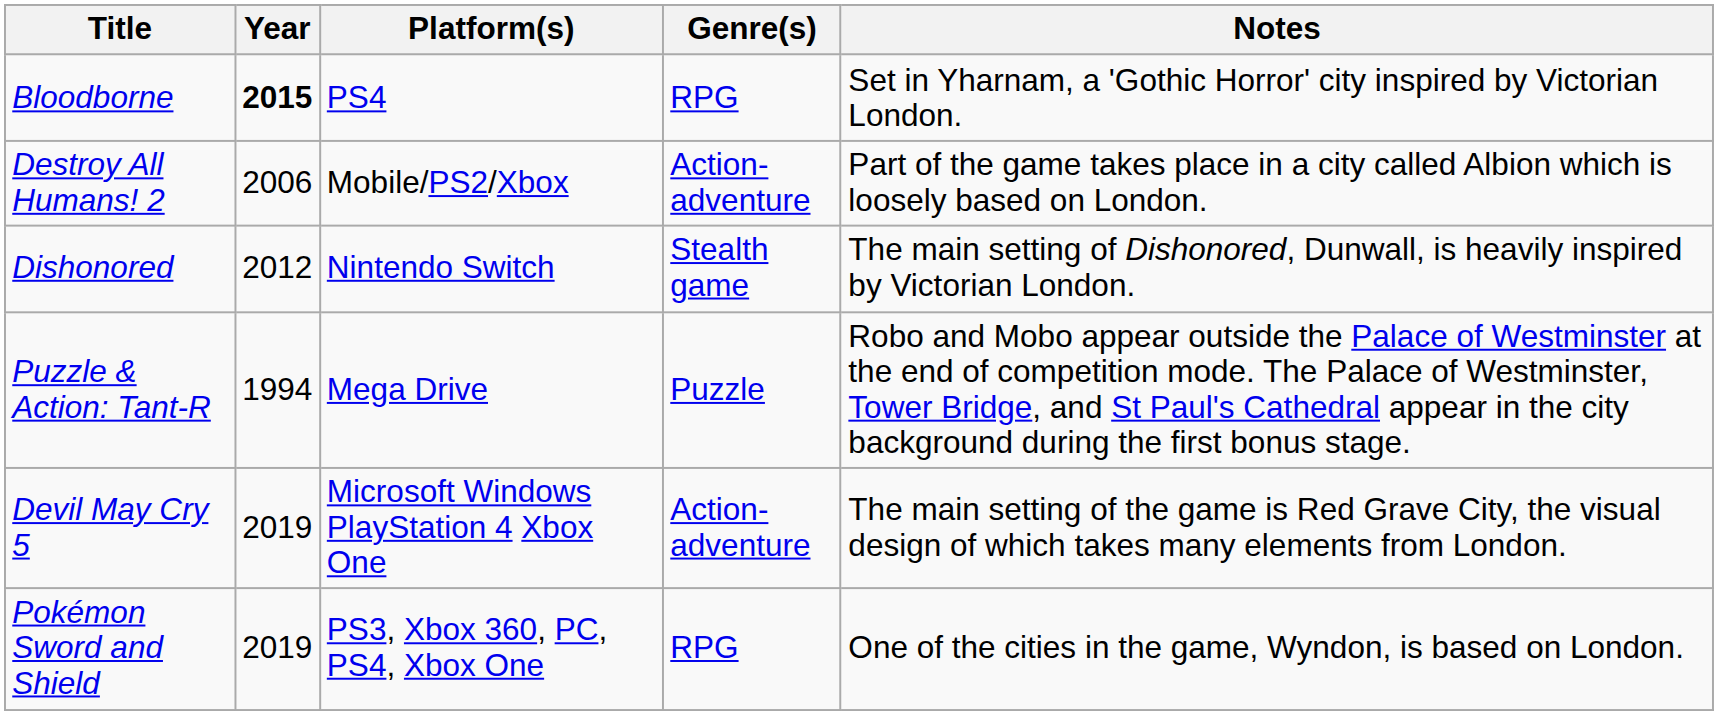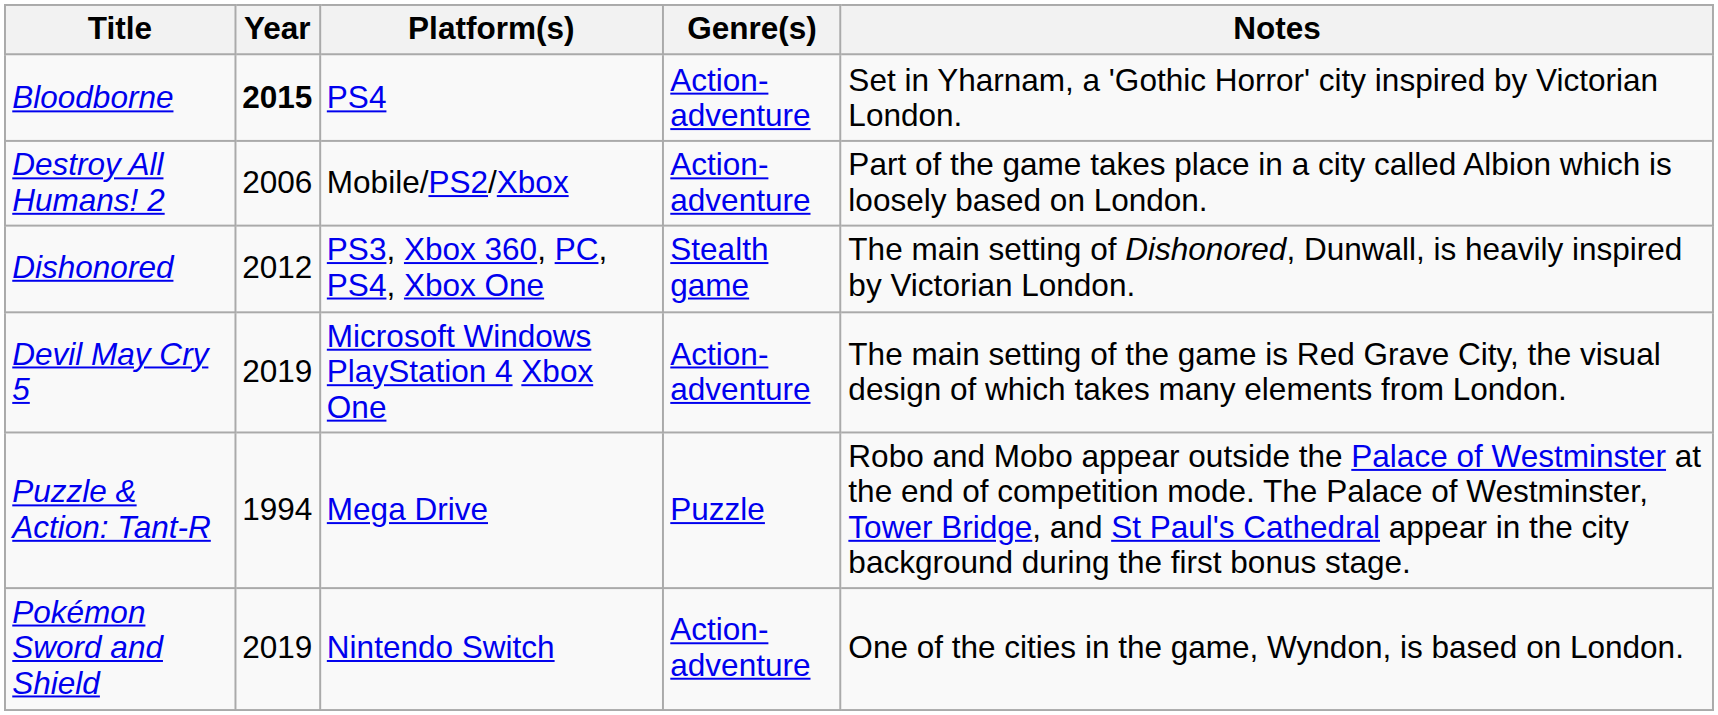(704, 97) RPG -> (740, 97) Action-adventure
(441, 268) Nintendo Switch -> (467, 268) PS3, Xbox 360, PC, PS4, Xbox One
rows swapped: (110, 527) <-> (112, 389)
(467, 648) PS3, Xbox 360, PC, PS4, Xbox One -> (441, 648) Nintendo Switch
(704, 648) RPG -> (740, 648) Action-adventure
